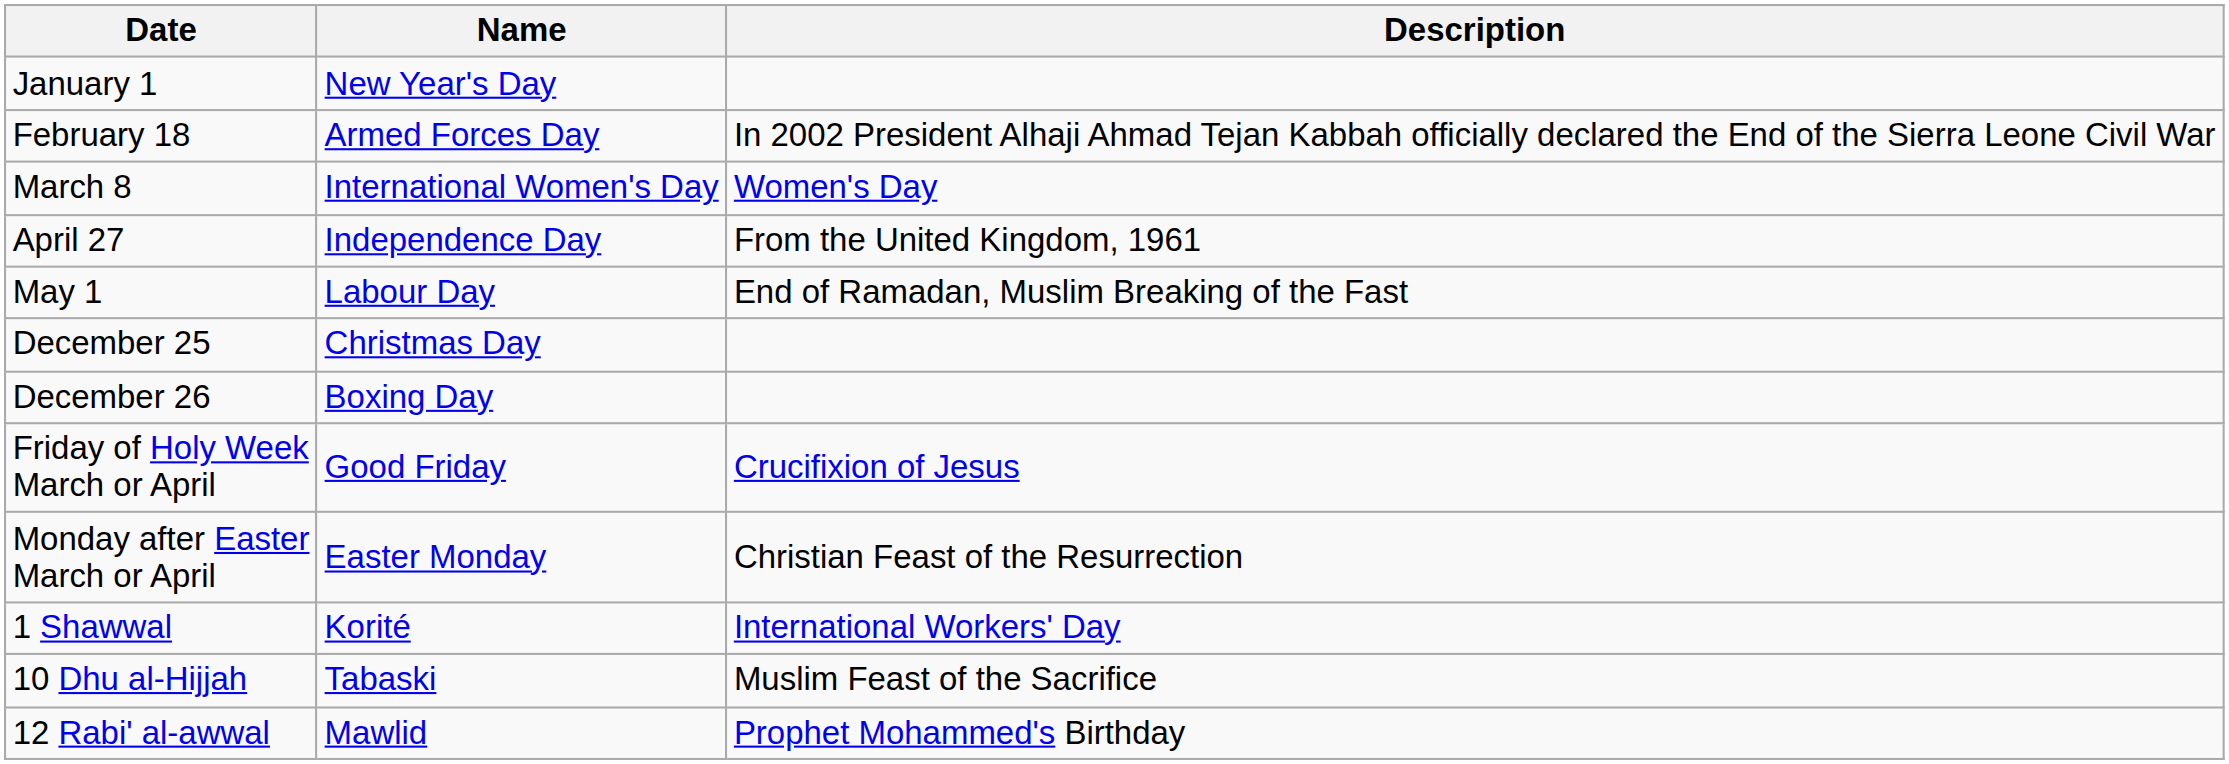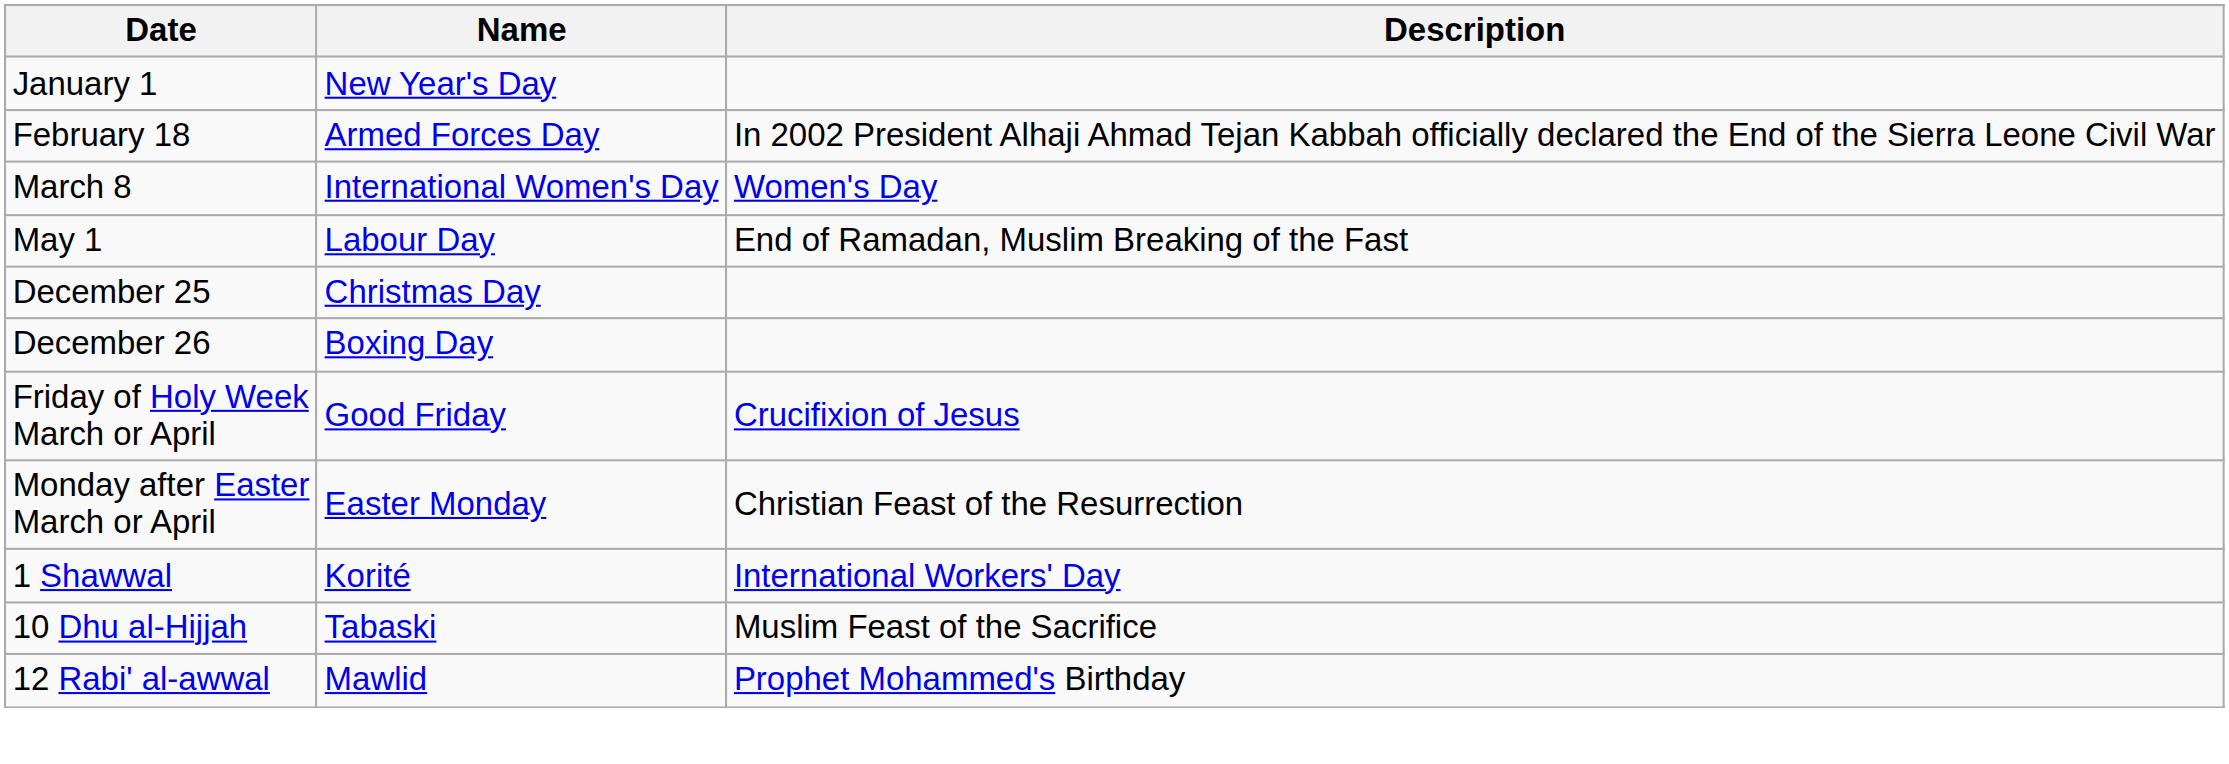- row: (69, 239)
